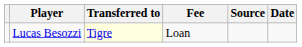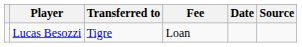columns swapped: (282, 13) <-> (248, 13)
(99, 32) lightyellow background -> (99, 32) no background
